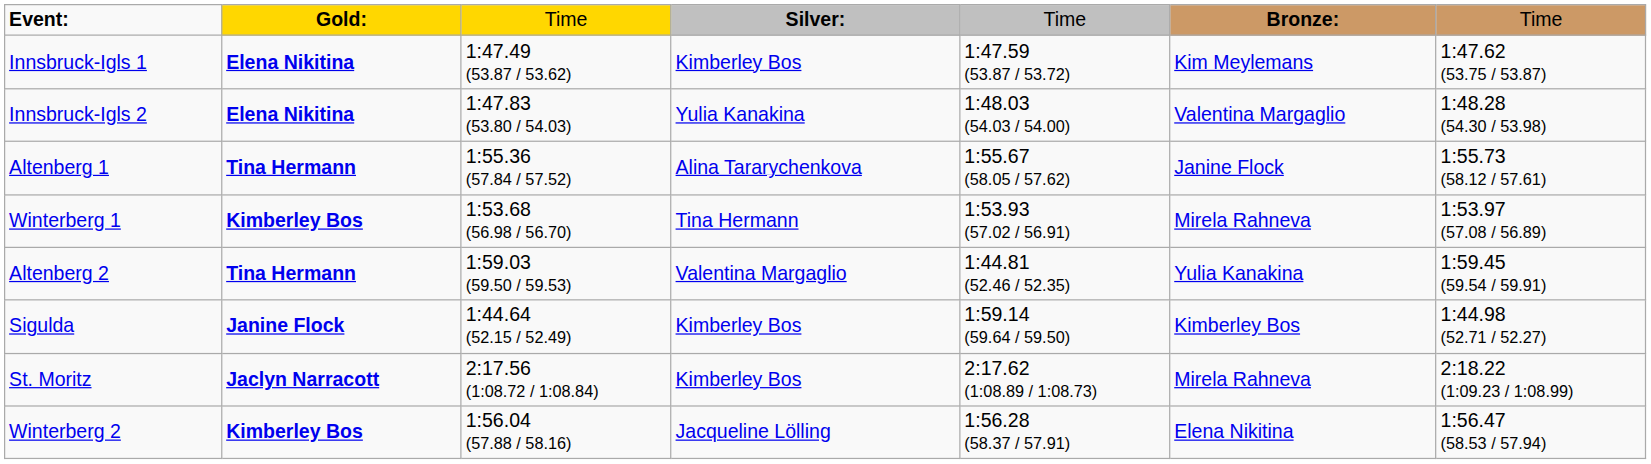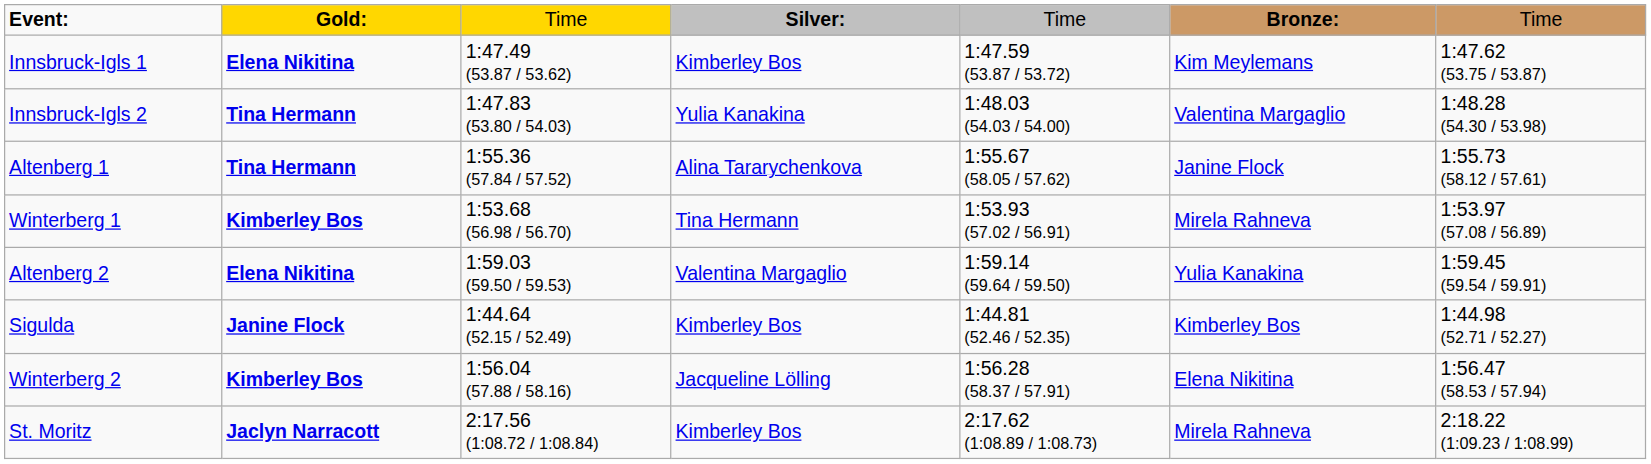(290, 114) Elena Nikitina -> (291, 114) Tina Hermann
(291, 273) Tina Hermann -> (290, 273) Elena Nikitina
(1017, 273) 1:44.81 (52.46 / 52.35) -> (1017, 273) 1:59.14 (59.64 / 59.50)
(1017, 326) 1:59.14 (59.64 / 59.50) -> (1017, 326) 1:44.81 (52.46 / 52.35)
rows swapped: (65, 432) <-> (50, 379)
